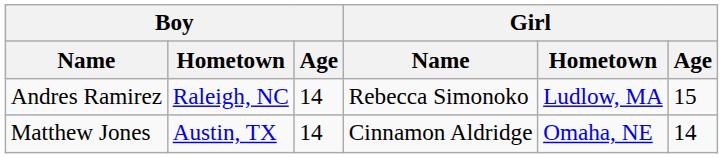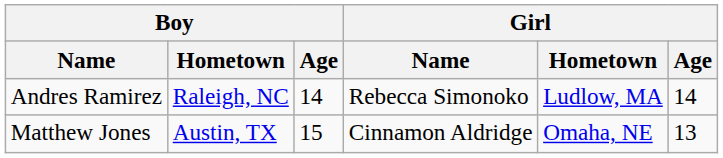(685, 96) 15 -> (685, 96) 14
(311, 133) 14 -> (311, 133) 15
(685, 133) 14 -> (685, 133) 13
